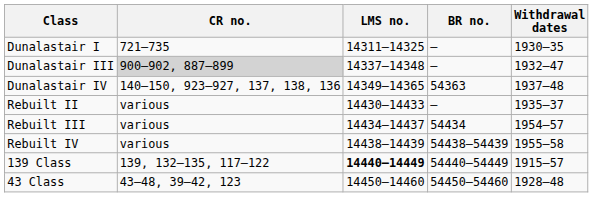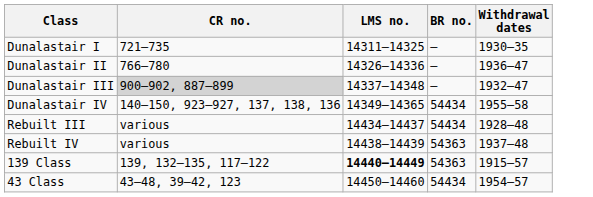+ row: (57, 66)
(448, 86) 54363 -> (448, 105) 54434
(539, 86) 1937–48 -> (503, 105) 1955–58
- row: (43, 105)
(539, 124) 1954–57 -> (503, 124) 1928–48
(469, 143) 54438–54439 -> (448, 143) 54363
(539, 143) 1955–58 -> (503, 143) 1937–48
(469, 163) 54440–54449 -> (448, 163) 54363
(469, 182) 54450–54460 -> (448, 182) 54434
(539, 182) 1928–48 -> (503, 182) 1954–57
